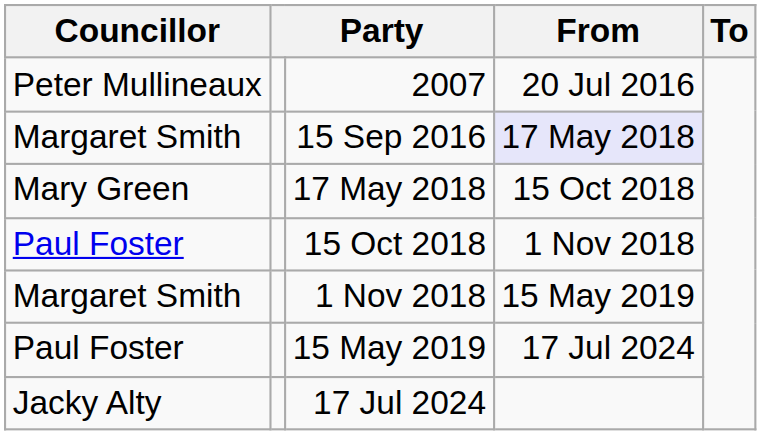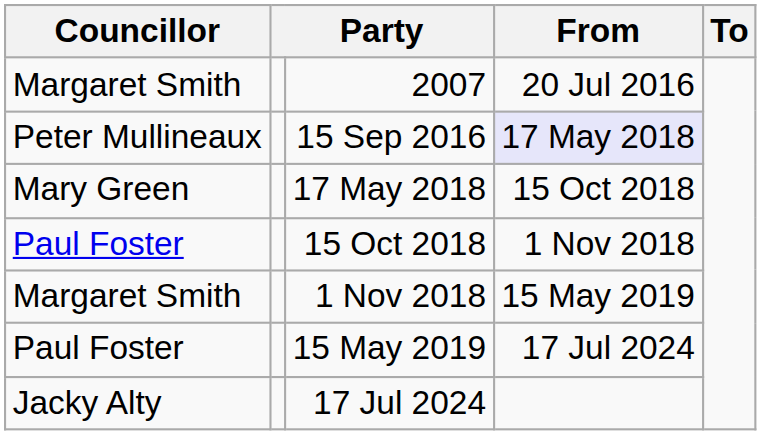(137, 84) Peter Mullineaux -> (127, 84) Margaret Smith
(127, 137) Margaret Smith -> (137, 137) Peter Mullineaux
